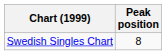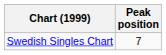(138, 41) 8 -> (138, 41) 7
